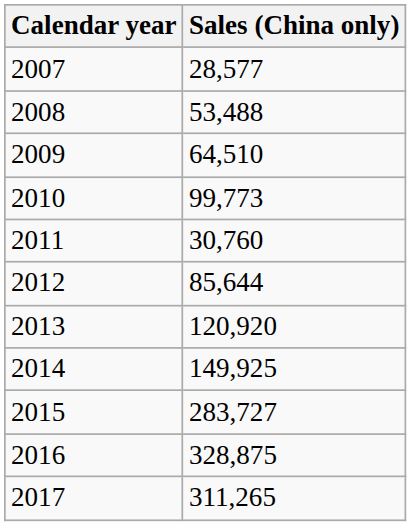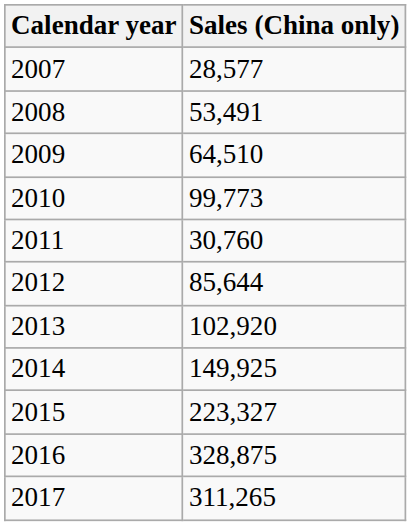(226, 111) 53,488 -> (226, 111) 53,491
(233, 326) 120,920 -> (233, 326) 102,920
(233, 411) 283,727 -> (233, 411) 223,327
